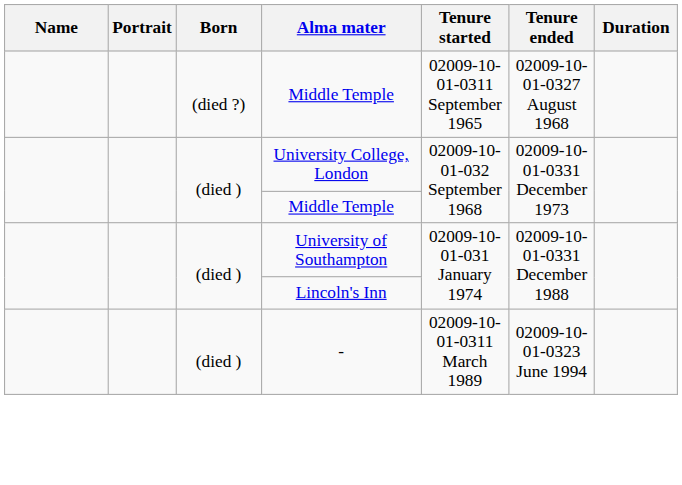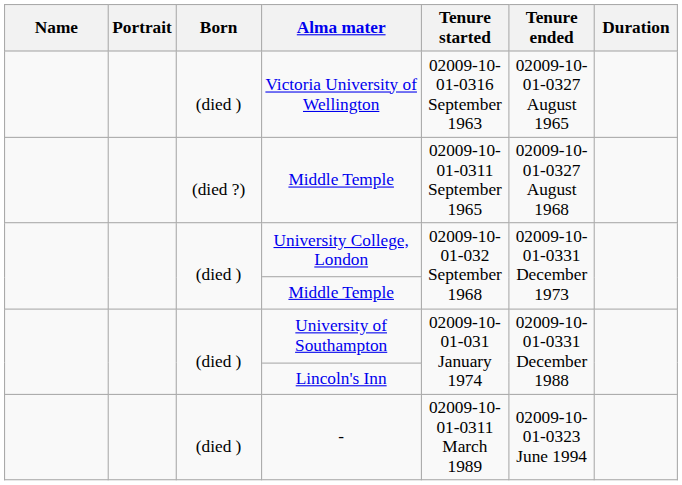+ row: (219, 103)
